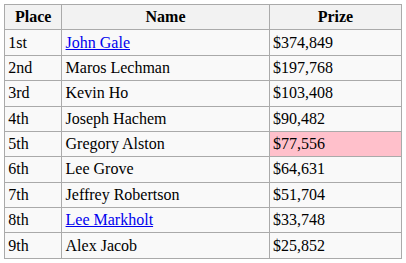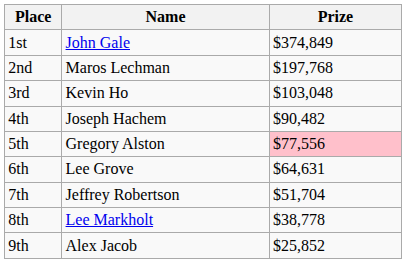(303, 93) $103,408 -> (303, 93) $103,048
(299, 220) $33,748 -> (299, 220) $38,778
